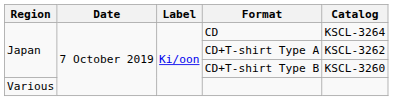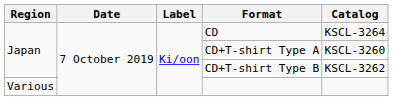(355, 50) KSCL-3262 -> (355, 50) KSCL-3260
(355, 68) KSCL-3260 -> (355, 68) KSCL-3262
